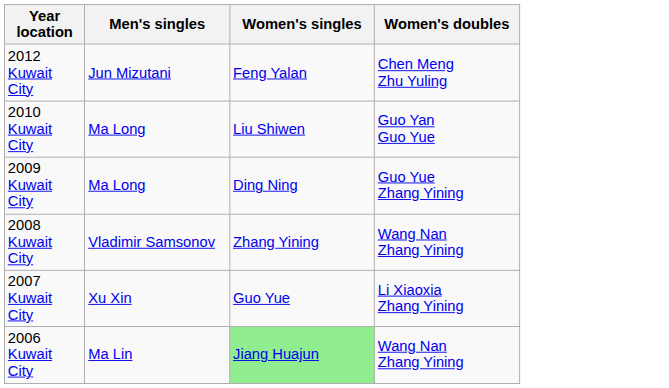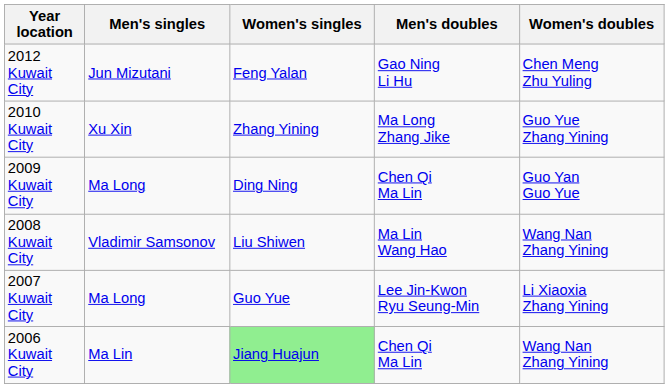+ column: (447, 24)
(117, 129) Ma Long -> (110, 129) Xu Xin
(269, 129) Liu Shiwen -> (276, 129) Zhang Yining
(406, 129) Guo Yan Guo Yue -> (566, 129) Guo Yue Zhang Yining
(421, 185) Guo Yue Zhang Yining -> (551, 185) Guo Yan Guo Yue
(276, 242) Zhang Yining -> (269, 242) Liu Shiwen
(110, 298) Xu Xin -> (117, 298) Ma Long
